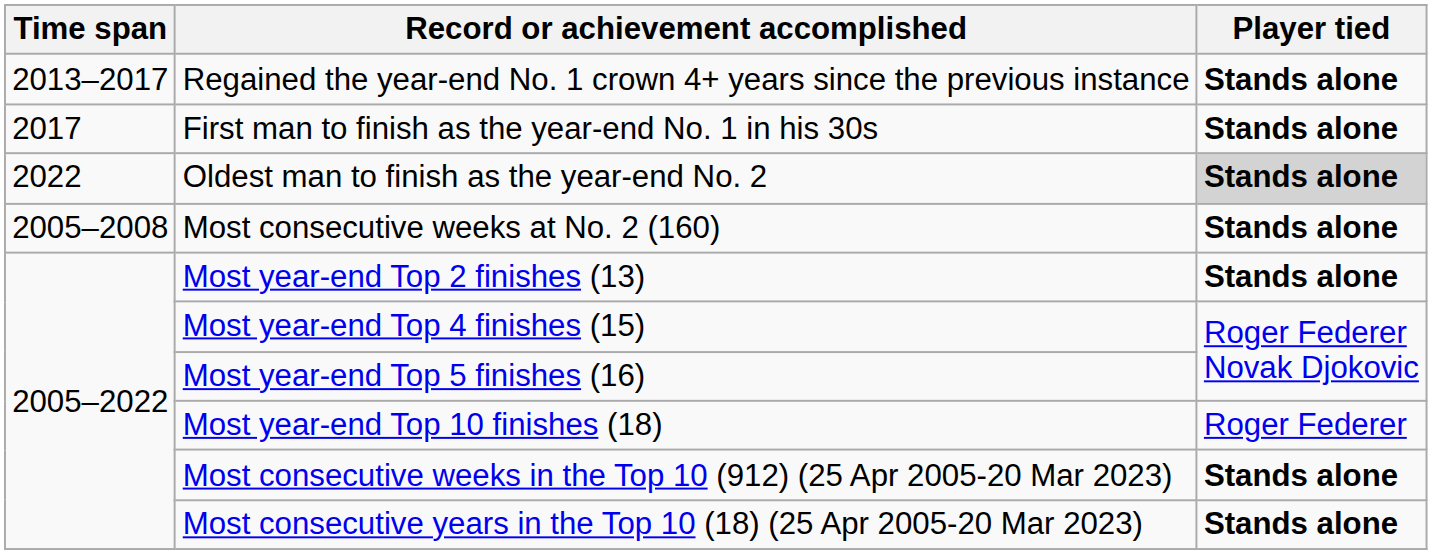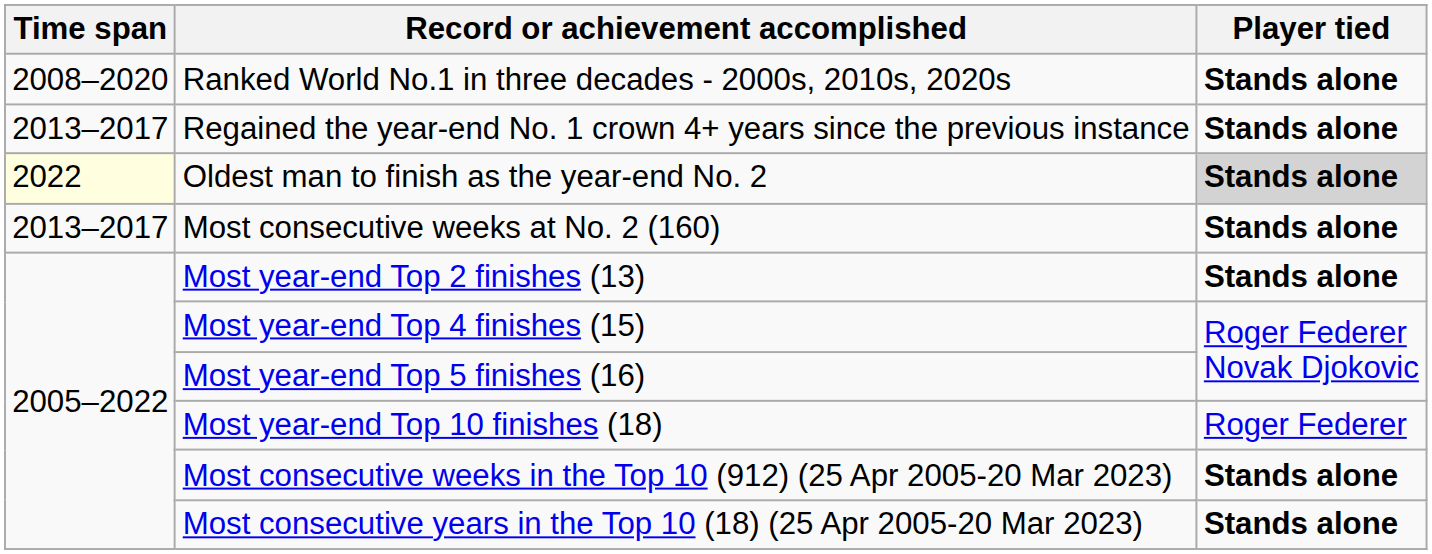+ row: (597, 78)
- row: (530, 128)
(47, 177) no background -> (47, 177) lightyellow background
(90, 227) 2005–2008 -> (90, 227) 2013–2017
